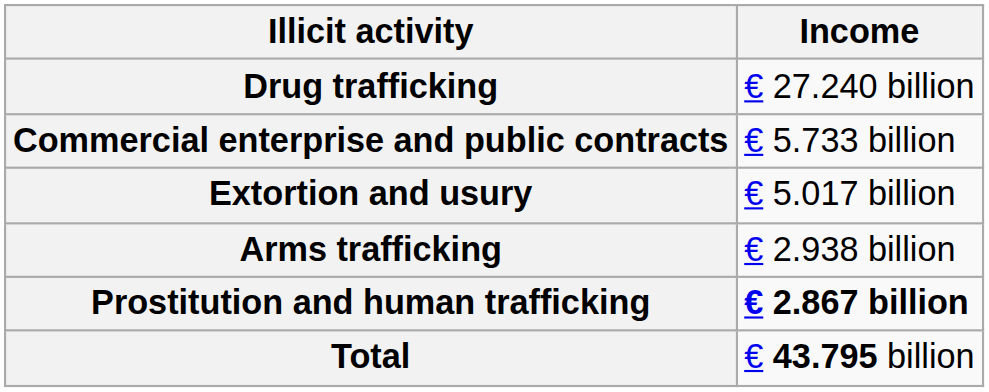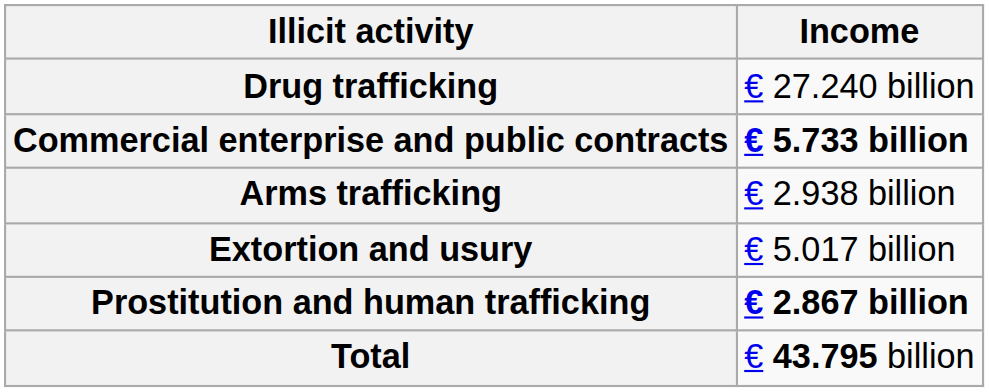(850, 140) normal -> (856, 140) bold
rows swapped: (371, 194) <-> (371, 248)
